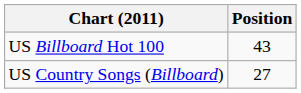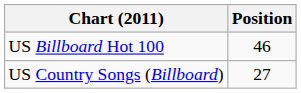(262, 46) 43 -> (262, 46) 46
